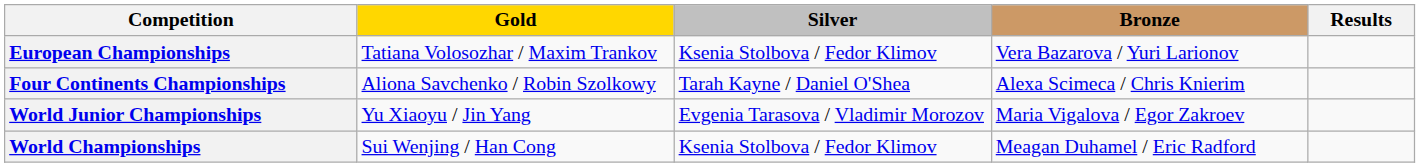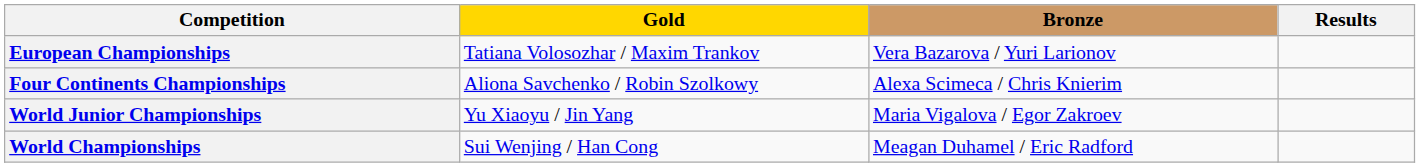- column: (833, 20)
